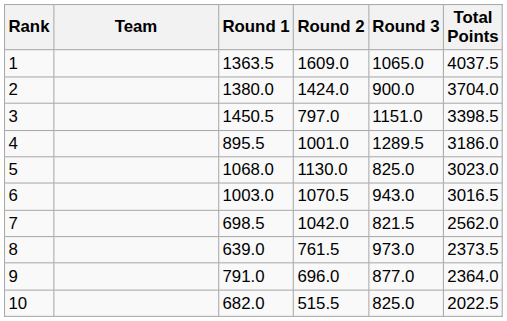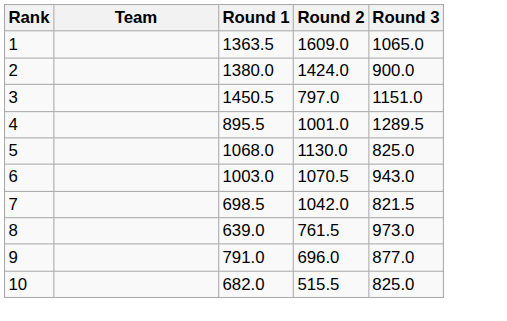- column: (473, 27)
